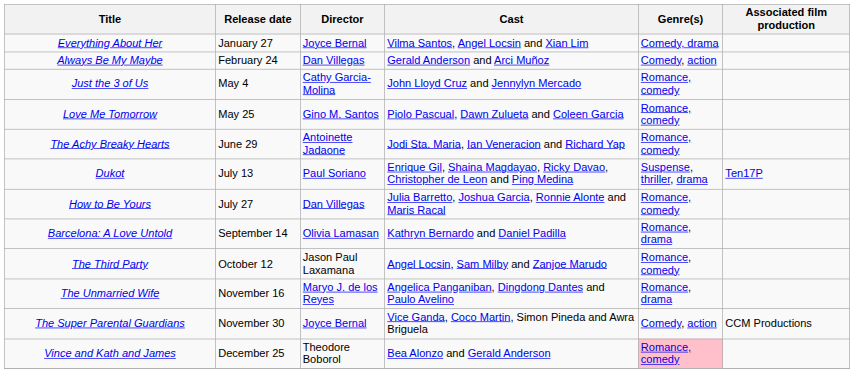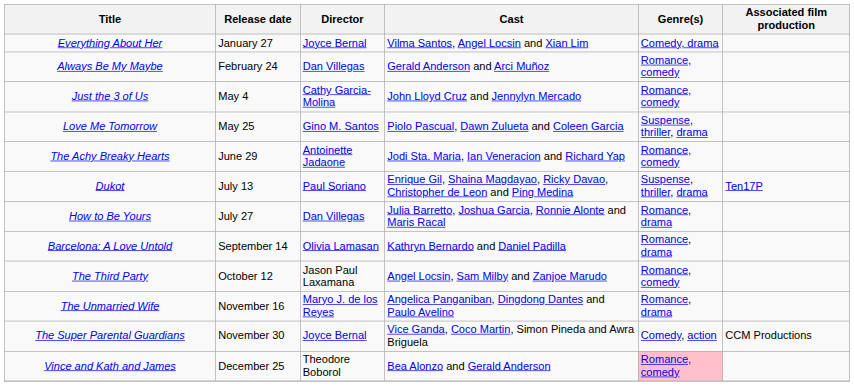(679, 60) Comedy, action -> (666, 66) Romance, comedy
(666, 114) Romance, comedy -> (674, 126) Suspense, thriller, drama
(666, 204) Romance, comedy -> (666, 216) Romance, drama
